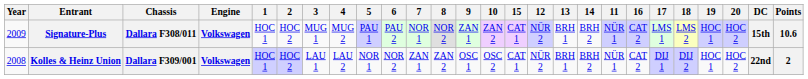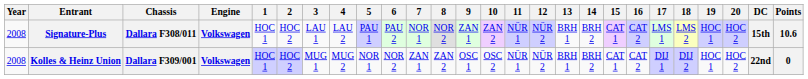columns swapped: (614, 12) <-> (516, 12)
(16, 33) 2009 -> (16, 33) 2008
(316, 33) MUG 1 -> (316, 33) LAU 1
(343, 33) MUG 2 -> (343, 33) LAU 2
(316, 60) LAU 1 -> (316, 60) MUG 1
(343, 60) LAU 2 -> (343, 60) MUG 2
(788, 60) 2 -> (788, 60) 0
